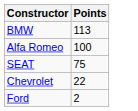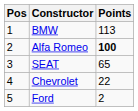+ column: (17, 13)
(83, 47) normal -> (107, 47) bold
(80, 64) 75 -> (104, 64) 65
